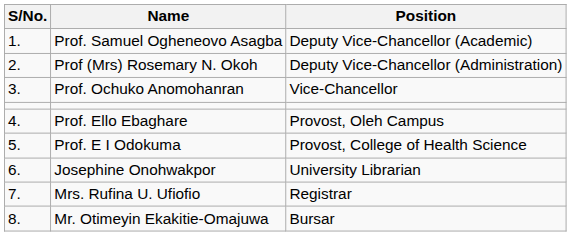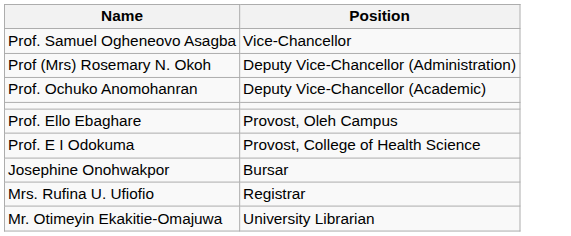- column: (28, 16)
(411, 41) Deputy Vice-Chancellor (Academic) -> (297, 41) Vice-Chancellor
(344, 89) Vice-Chancellor -> (365, 89) Deputy Vice-Chancellor (Academic)
(355, 169) University Librarian -> (266, 169) Bursar
(312, 218) Bursar -> (309, 218) University Librarian
